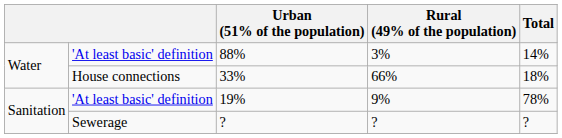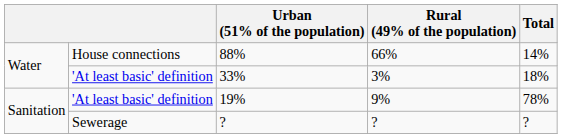(142, 54) 'At least basic' definition -> (126, 54) House connections
(381, 54) 3% -> (384, 54) 66%
(126, 76) House connections -> (142, 76) 'At least basic' definition
(384, 76) 66% -> (381, 76) 3%
